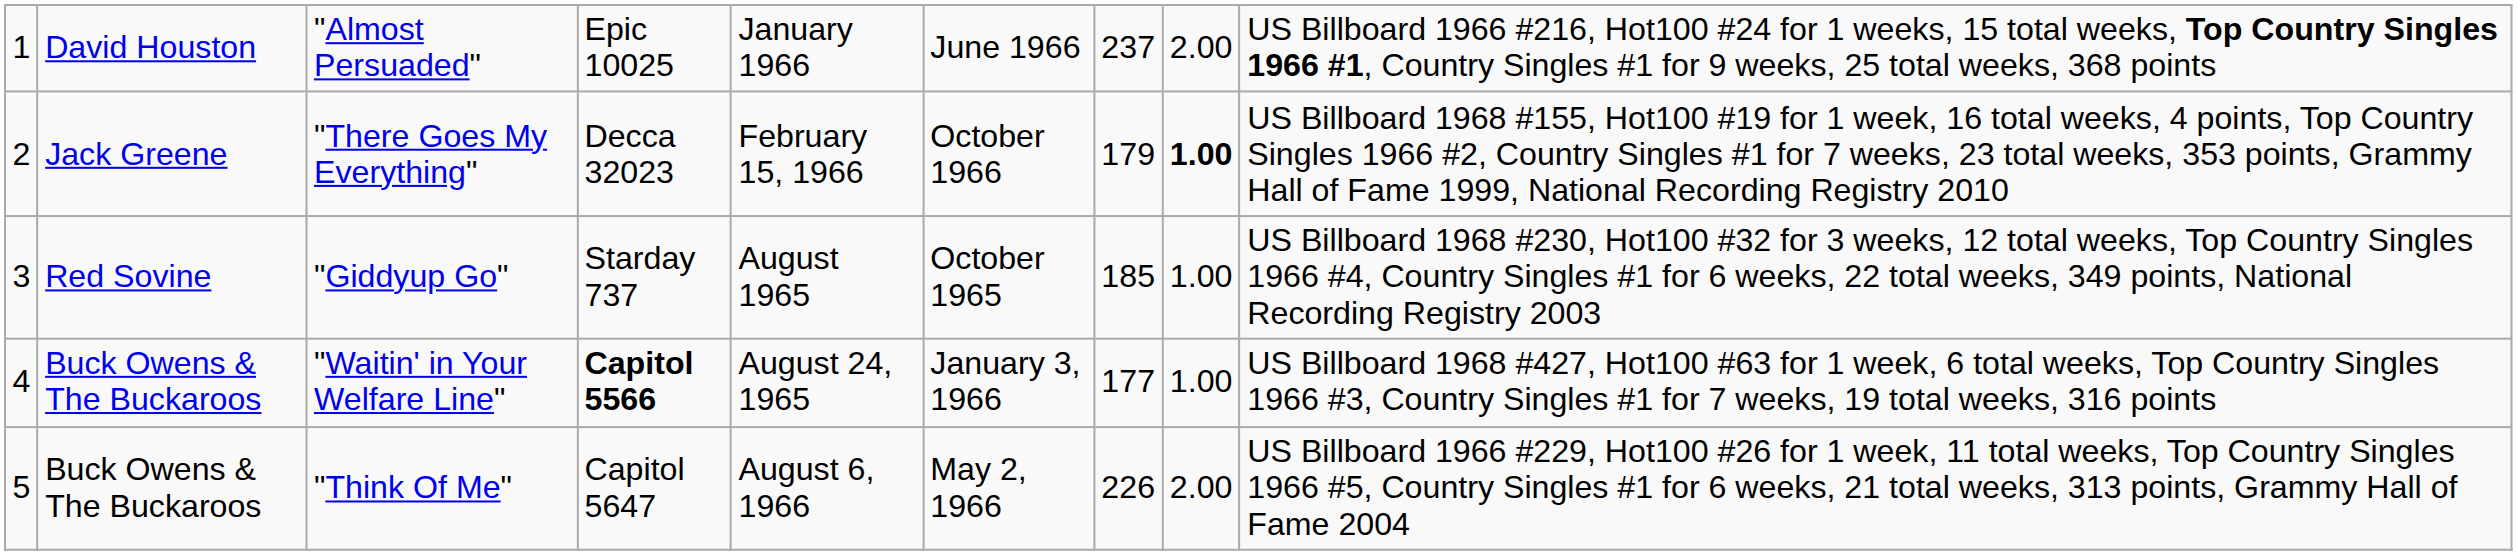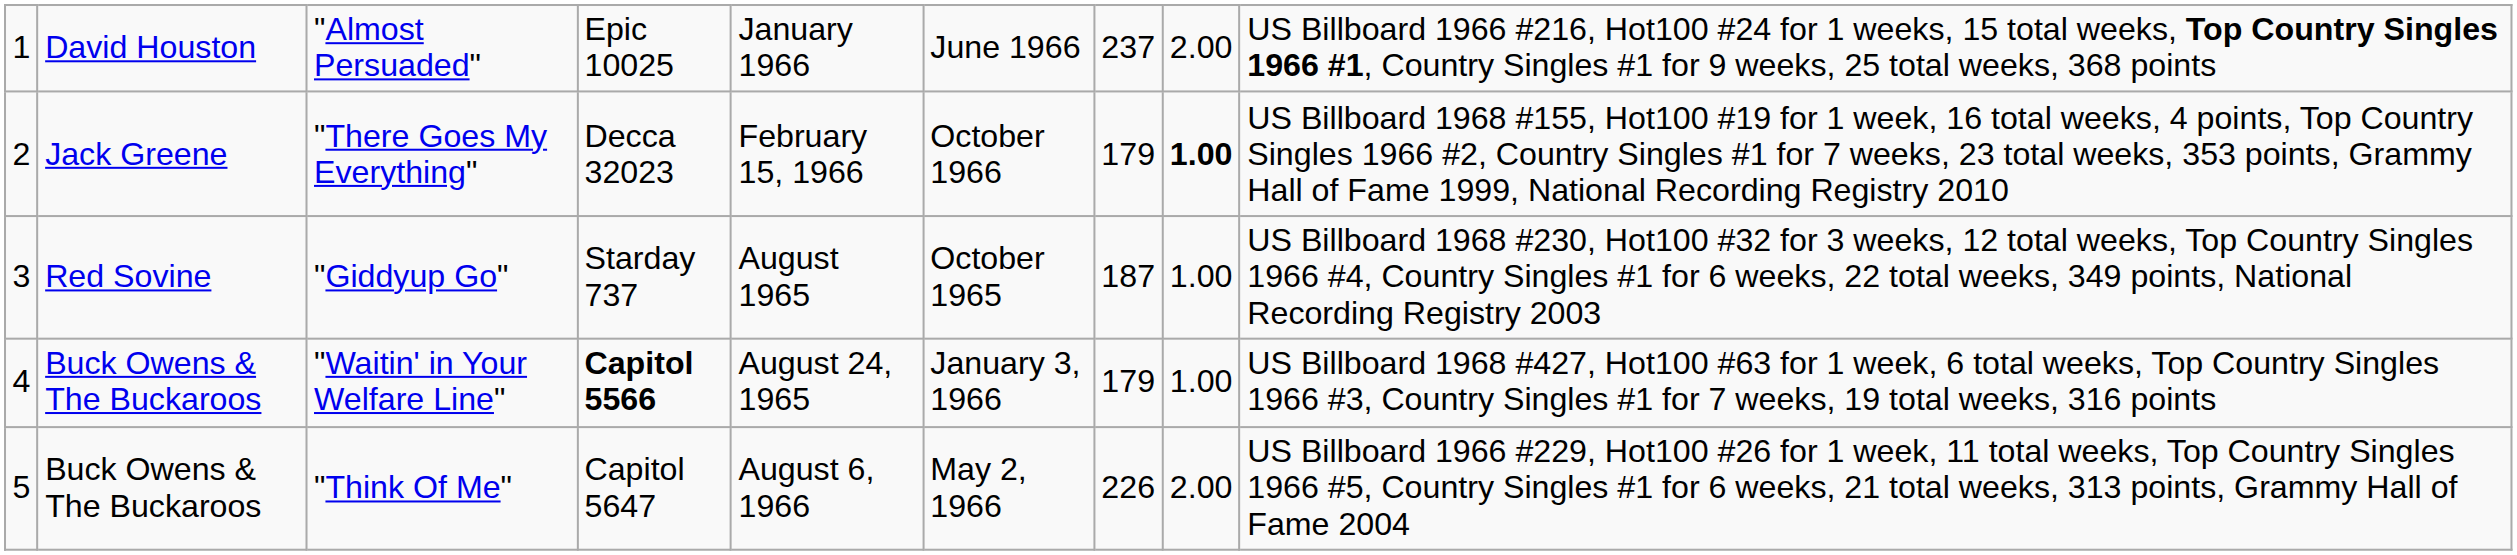(1128, 276) 185 -> (1128, 276) 187
(1128, 382) 177 -> (1128, 382) 179
